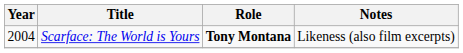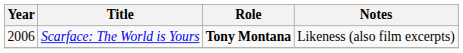(21, 36) 2004 -> (21, 36) 2006
